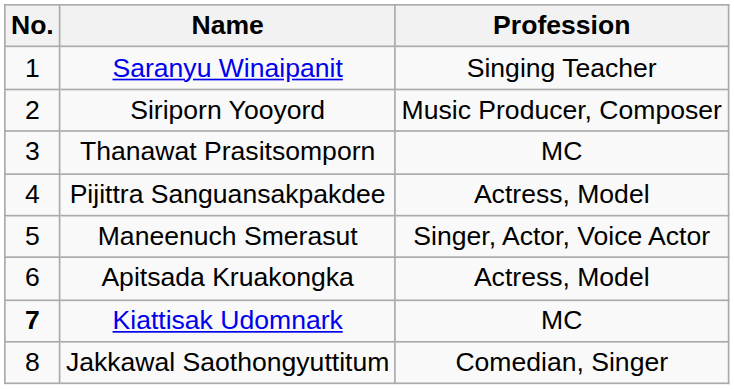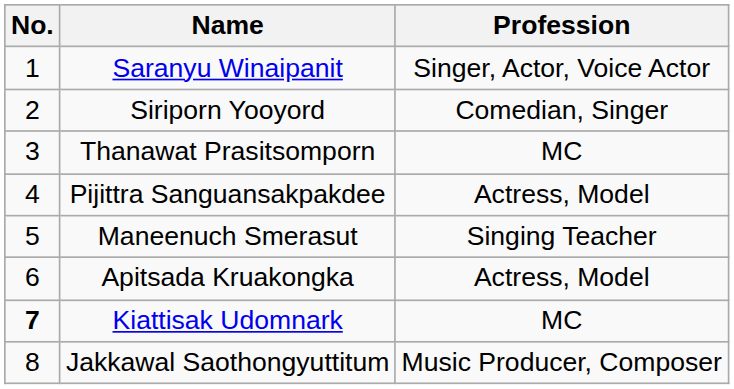(562, 67) Singing Teacher -> (562, 67) Singer, Actor, Voice Actor
(562, 109) Music Producer, Composer -> (562, 109) Comedian, Singer
(562, 236) Singer, Actor, Voice Actor -> (562, 236) Singing Teacher
(562, 362) Comedian, Singer -> (562, 362) Music Producer, Composer
